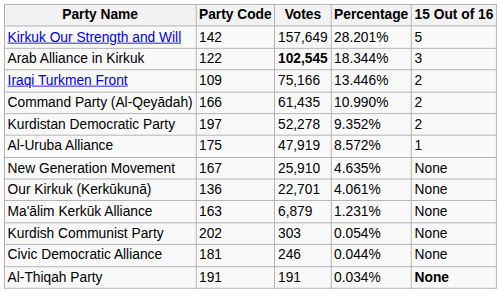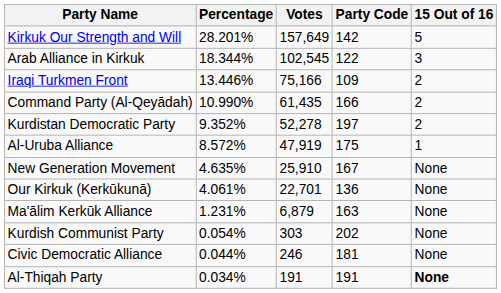columns swapped: (235, 15) <-> (371, 15)
(303, 59) bold -> (304, 59) normal
